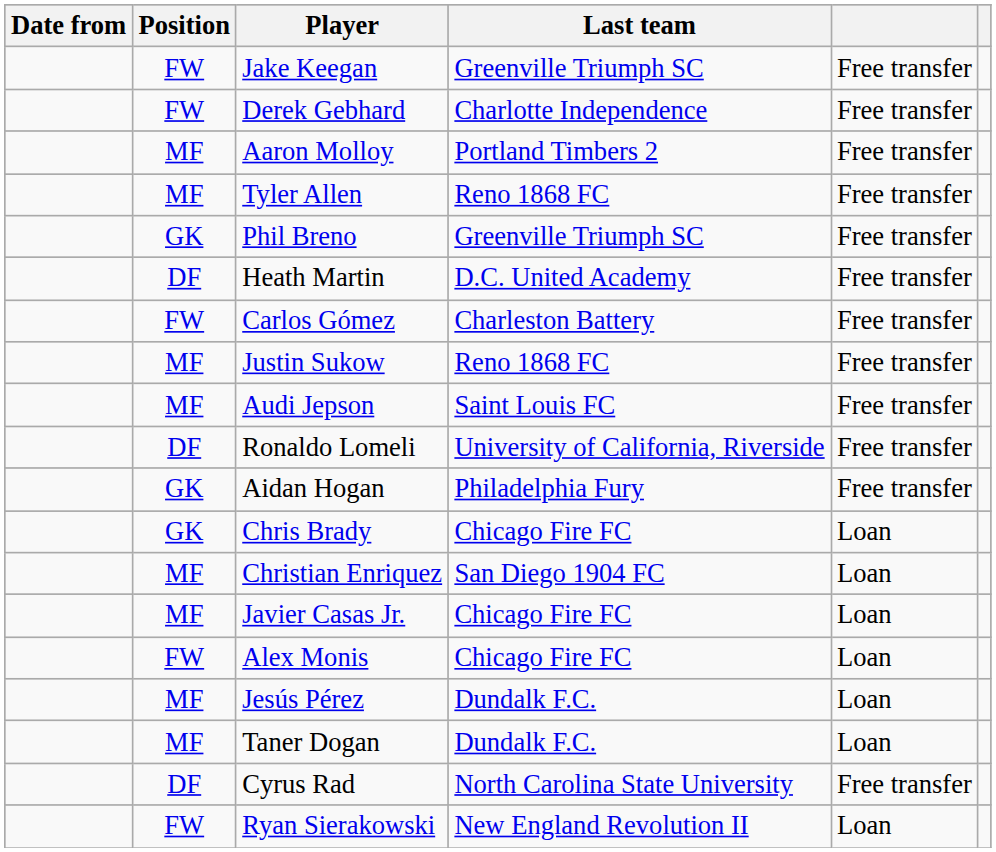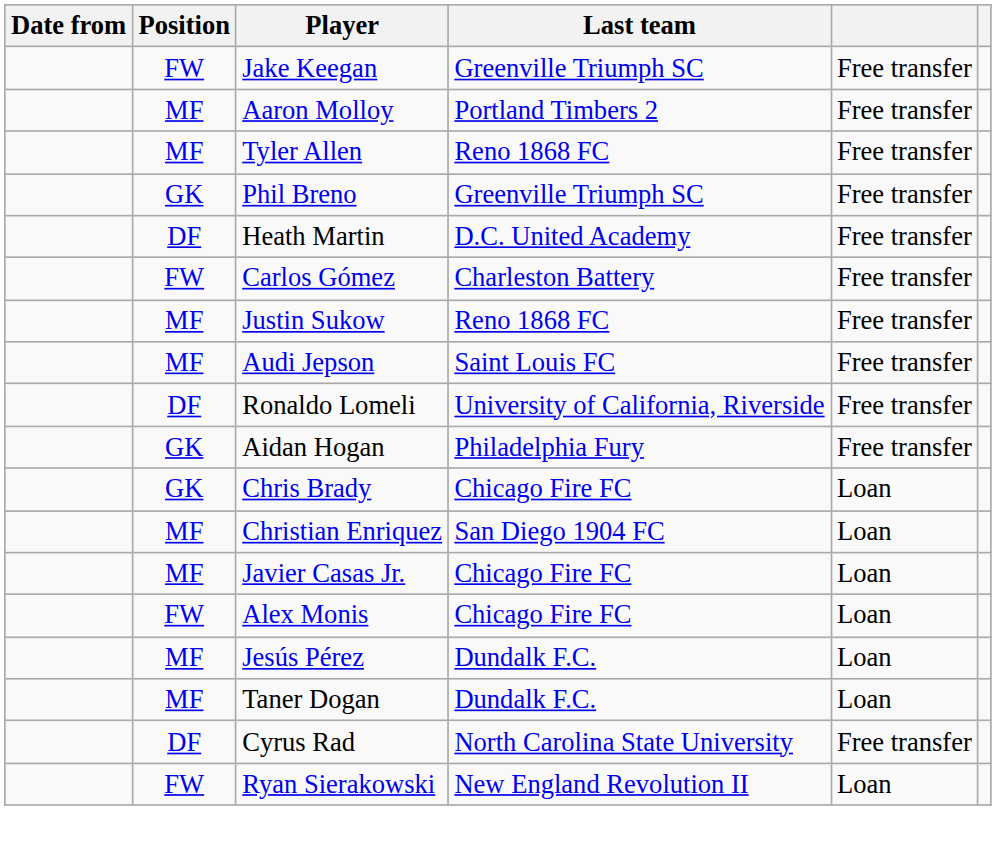- row: (324, 109)
